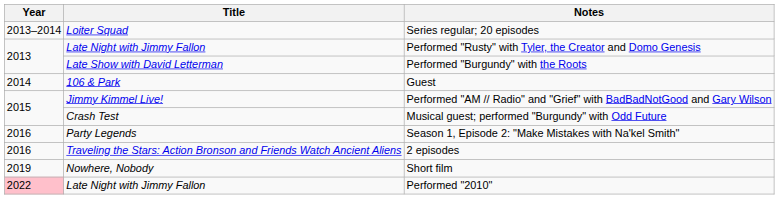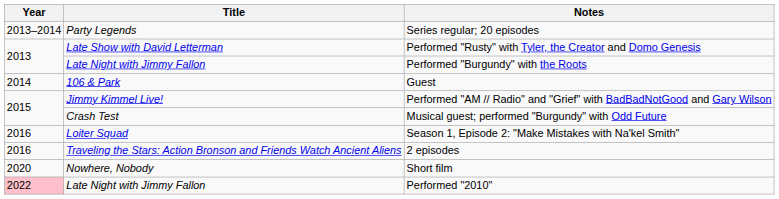(97, 30) Loiter Squad -> (101, 30) Party Legends
(136, 47) Late Night with Jimmy Fallon -> (145, 47) Late Show with David Letterman
(145, 64) Late Show with David Letterman -> (136, 64) Late Night with Jimmy Fallon
(101, 133) Party Legends -> (97, 133) Loiter Squad
(19, 168) 2019 -> (19, 168) 2020
